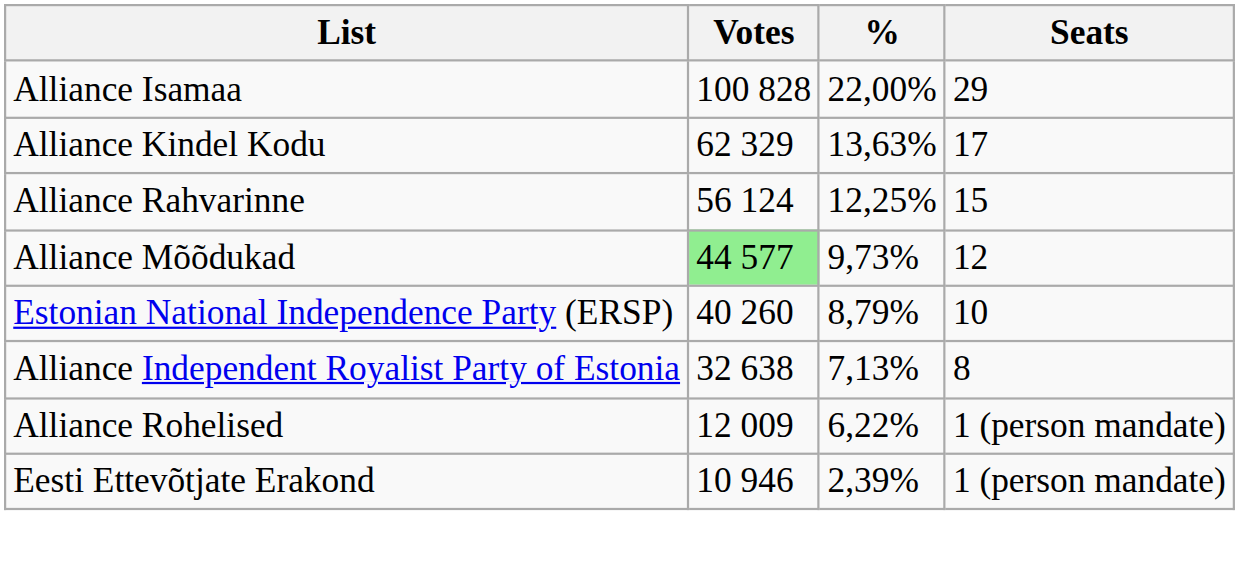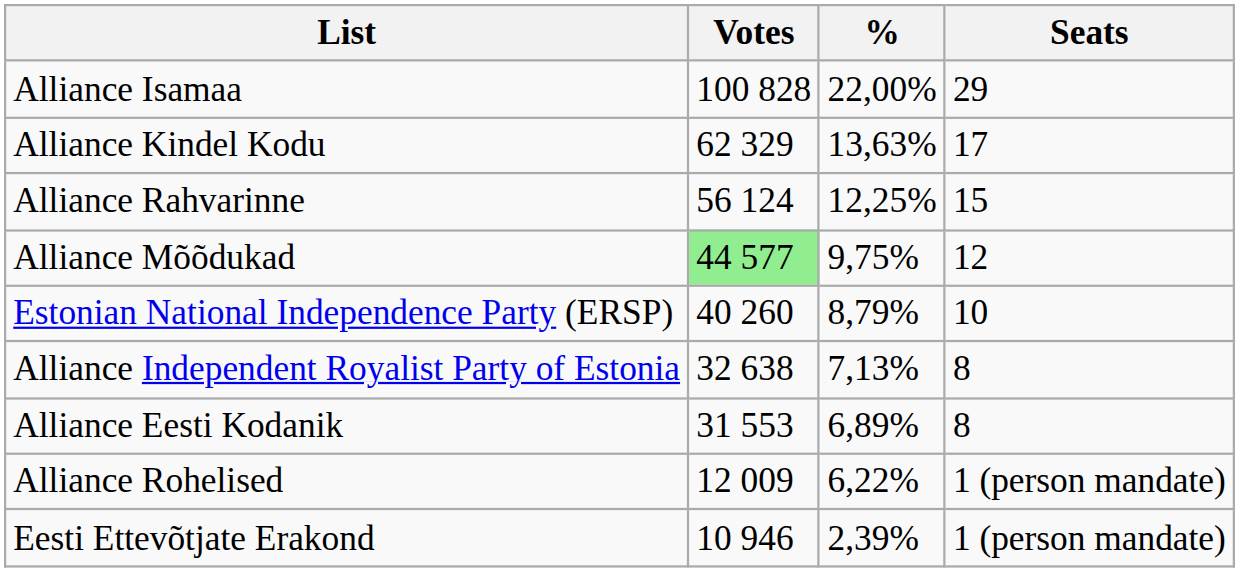(873, 256) 9,73% -> (873, 256) 9,75%
+ row: (178, 425)
